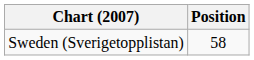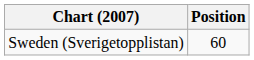(218, 42) 58 -> (218, 42) 60
